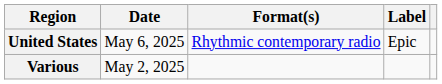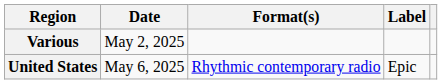rows swapped: (53, 66) <-> (53, 41)
